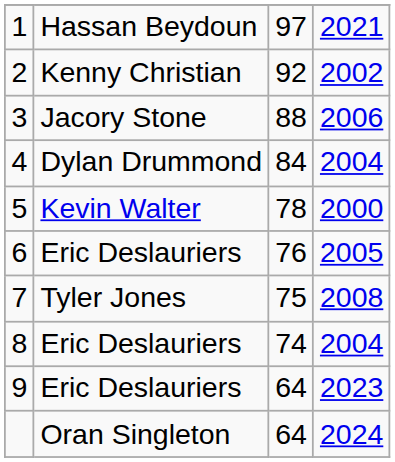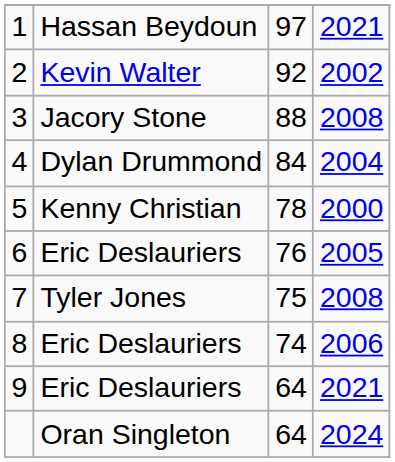(141, 72) Kenny Christian -> (121, 72) Kevin Walter
(352, 117) 2006 -> (352, 117) 2008
(121, 207) Kevin Walter -> (141, 207) Kenny Christian
(352, 343) 2004 -> (352, 343) 2006
(352, 388) 2023 -> (352, 388) 2021
